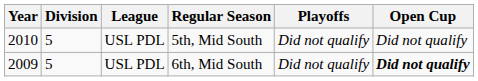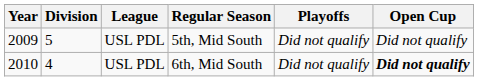(23, 40) 2010 -> (23, 40) 2009
(23, 64) 2009 -> (23, 64) 2010
(49, 64) 5 -> (49, 64) 4
